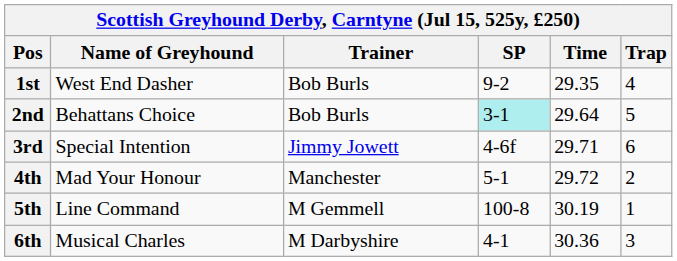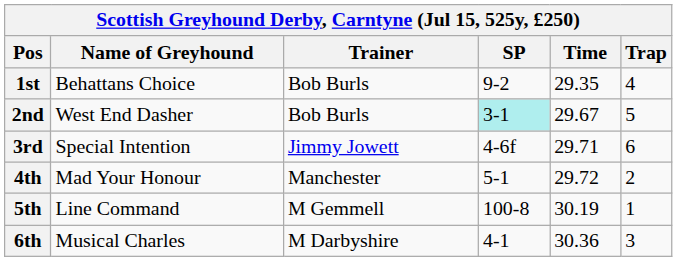(124, 83) West End Dasher -> (125, 83) Behattans Choice
(125, 114) Behattans Choice -> (124, 114) West End Dasher
(576, 114) 29.64 -> (576, 114) 29.67
